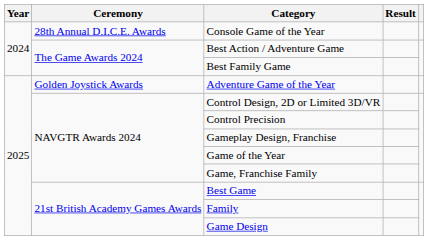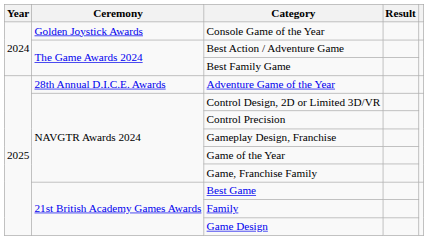(100, 31) 28th Annual D.I.C.E. Awards -> (89, 31) Golden Joystick Awards
(89, 84) Golden Joystick Awards -> (100, 84) 28th Annual D.I.C.E. Awards
